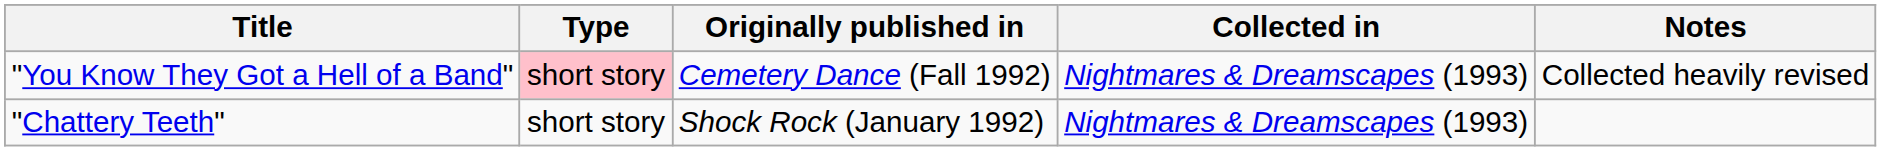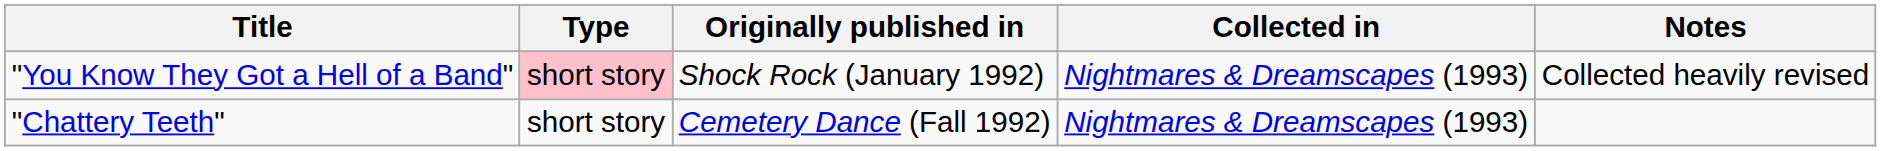(865, 74) Cemetery Dance (Fall 1992) -> (861, 74) Shock Rock (January 1992)
(861, 121) Shock Rock (January 1992) -> (865, 121) Cemetery Dance (Fall 1992)
